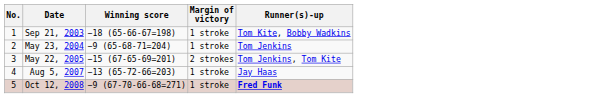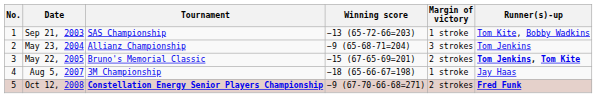+ column: (205, 16)
(132, 34) −18 (65-66-67=198) -> (371, 34) −13 (65-72-66=203)
(209, 47) 1 stroke -> (451, 47) 3 strokes
(289, 60) normal -> (529, 60) bold
(132, 73) −13 (65-72-66=203) -> (371, 73) −18 (65-66-67=198)
(209, 86) 1 stroke -> (451, 86) 2 strokes
